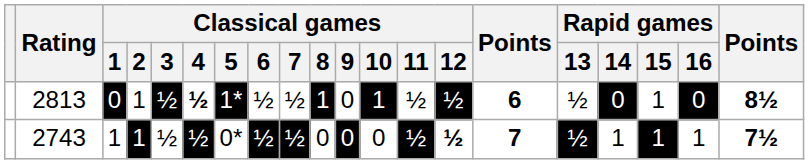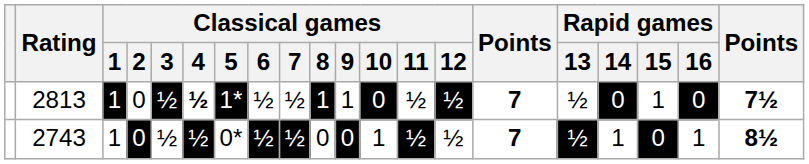(114, 100) 0 -> (114, 100) 1
(139, 100) 1 -> (139, 100) 0
(347, 100) 0 -> (347, 100) 1
(379, 100) 1 -> (379, 100) 0
(515, 100) 6 -> (515, 100) 7
(761, 100) 8½ -> (761, 100) 7½
(139, 138) 1 -> (139, 138) 0
(379, 138) 0 -> (379, 138) 1
(453, 138) bold -> (453, 138) normal
(658, 138) 1 -> (658, 138) 0
(761, 138) 7½ -> (761, 138) 8½
